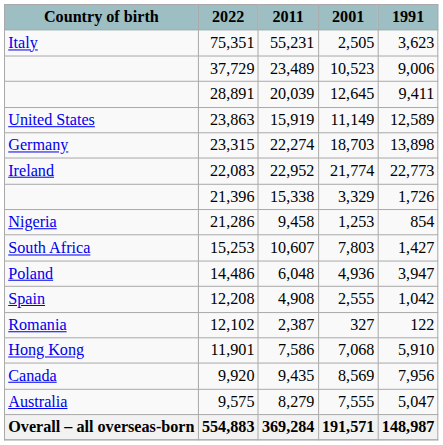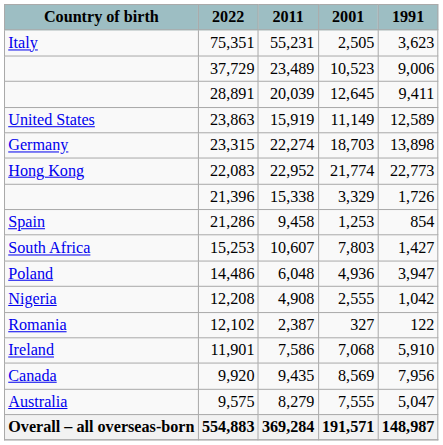(31, 171) Ireland -> (46, 171) Hong Kong
(32, 222) Nigeria -> (27, 222) Spain
(27, 299) Spain -> (32, 299) Nigeria
(46, 350) Hong Kong -> (31, 350) Ireland
